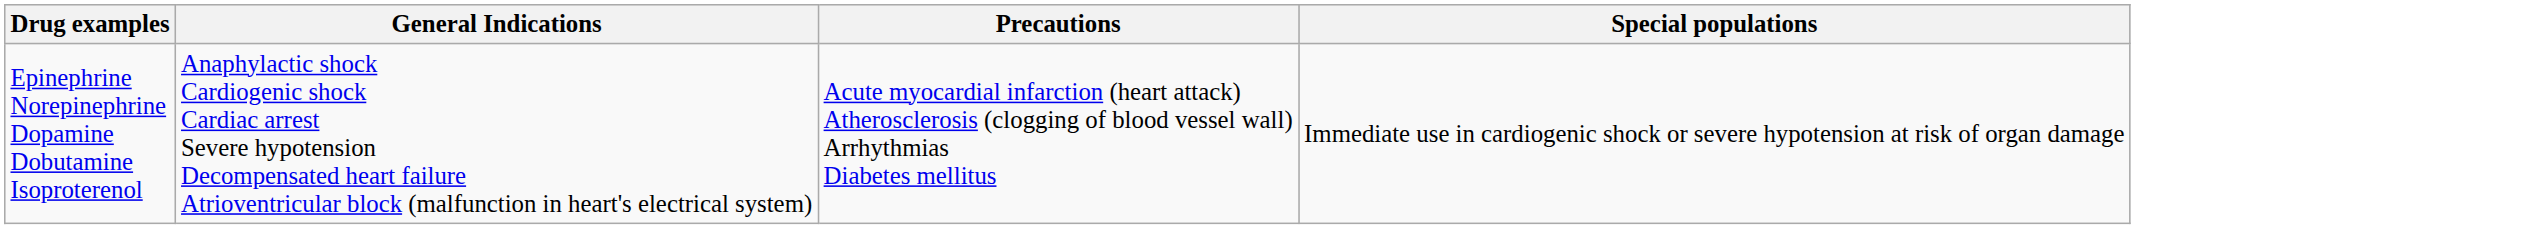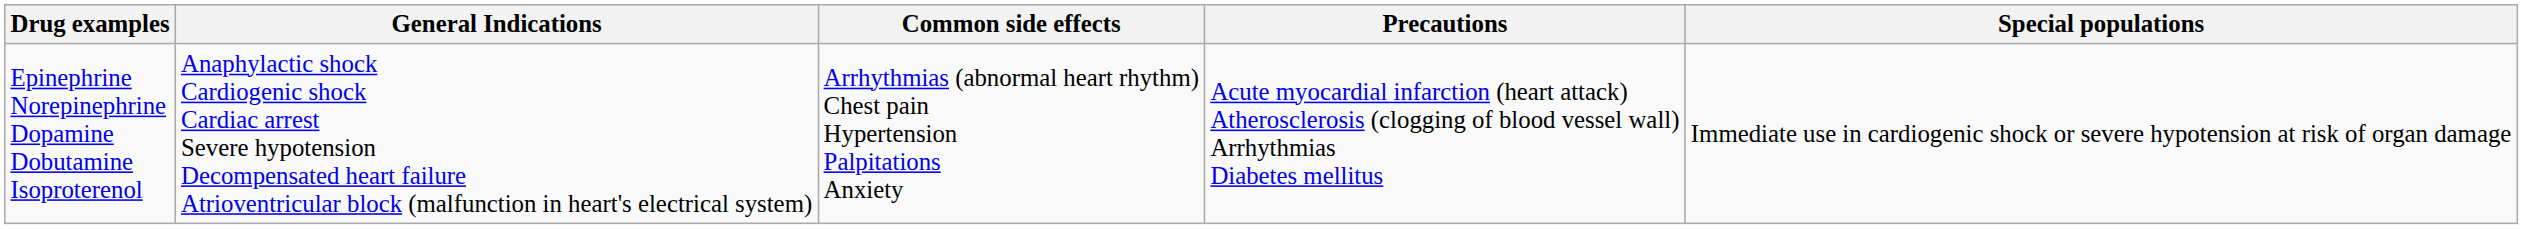+ column: (1011, 24)
